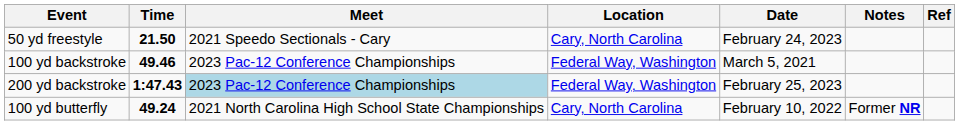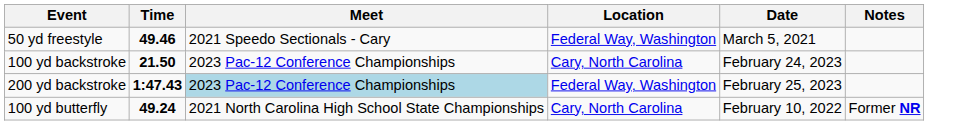- column: (939, 16)
(157, 39) 21.50 -> (157, 39) 49.46
(617, 39) Cary, North Carolina -> (633, 39) Federal Way, Washington
(782, 39) February 24, 2023 -> (769, 39) March 5, 2021
(157, 62) 49.46 -> (157, 62) 21.50
(633, 62) Federal Way, Washington -> (617, 62) Cary, North Carolina
(769, 62) March 5, 2021 -> (782, 62) February 24, 2023
